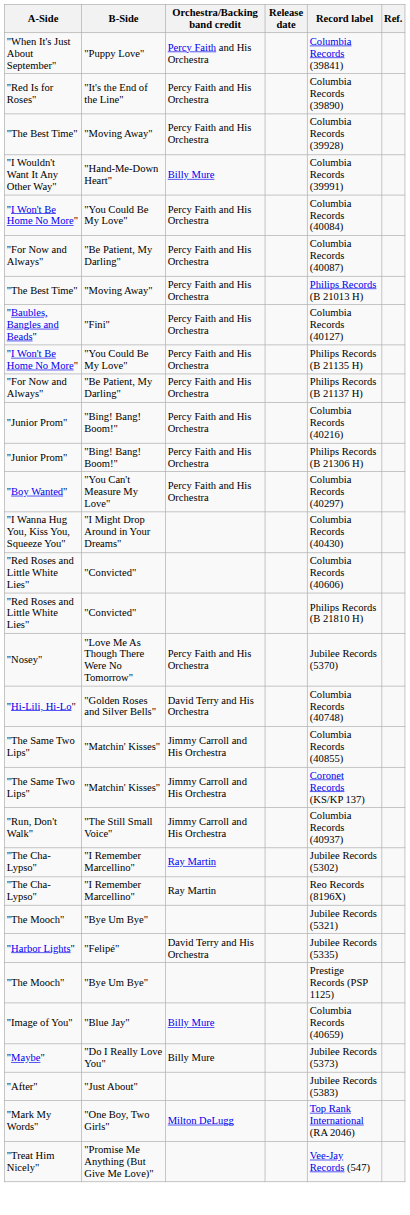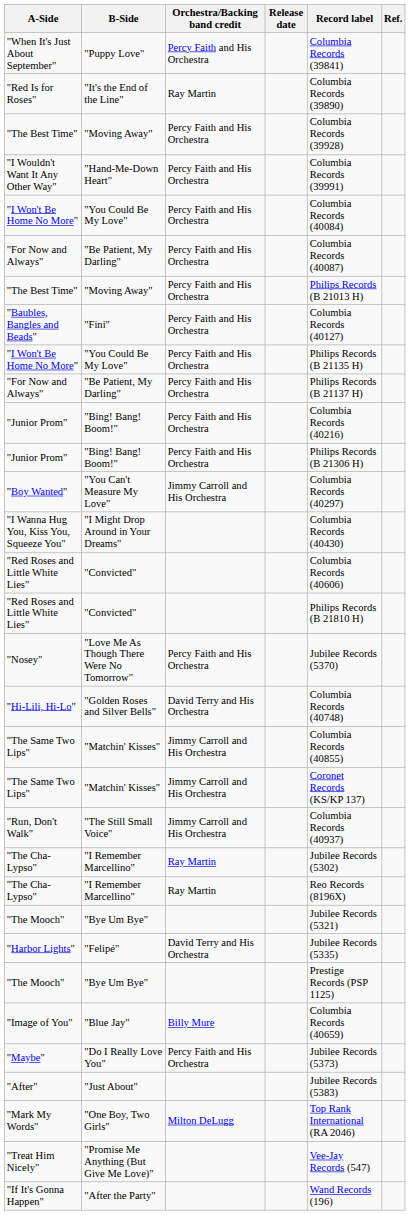(210, 93) Percy Faith and His Orchestra -> (192, 93) Ray Martin
(191, 174) Billy Mure -> (210, 174) Percy Faith and His Orchestra
(210, 491) Percy Faith and His Orchestra -> (207, 491) Jimmy Carroll and His Orchestra
(191, 1057) Billy Mure -> (210, 1057) Percy Faith and His Orchestra
+ row: (35, 1196)
